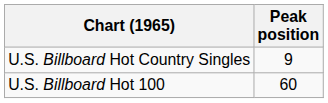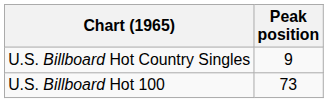(288, 85) 60 -> (288, 85) 73
